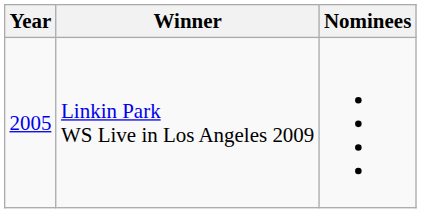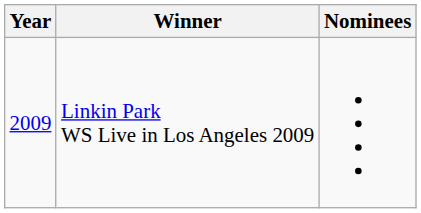(30, 122) 2005 -> (30, 122) 2009
